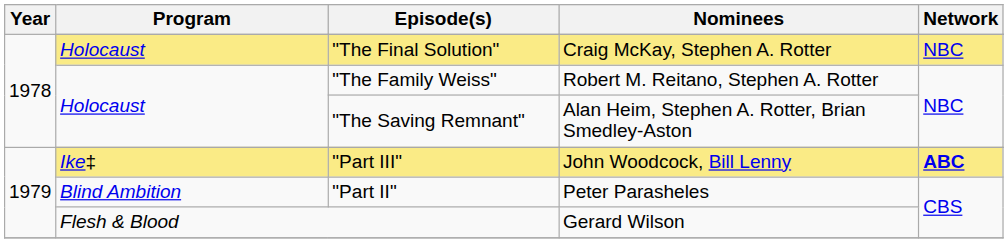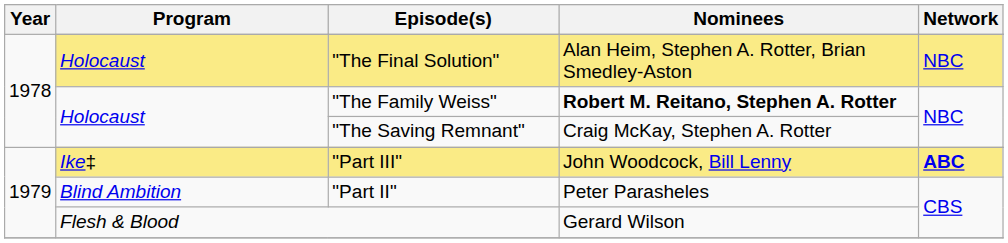(697, 49) Craig McKay, Stephen A. Rotter -> (714, 60) Alan Heim, Stephen A. Rotter, Brian Smedley-Aston
(721, 79) normal -> (730, 101) bold
(714, 120) Alan Heim, Stephen A. Rotter, Brian Smedley-Aston -> (697, 131) Craig McKay, Stephen A. Rotter
